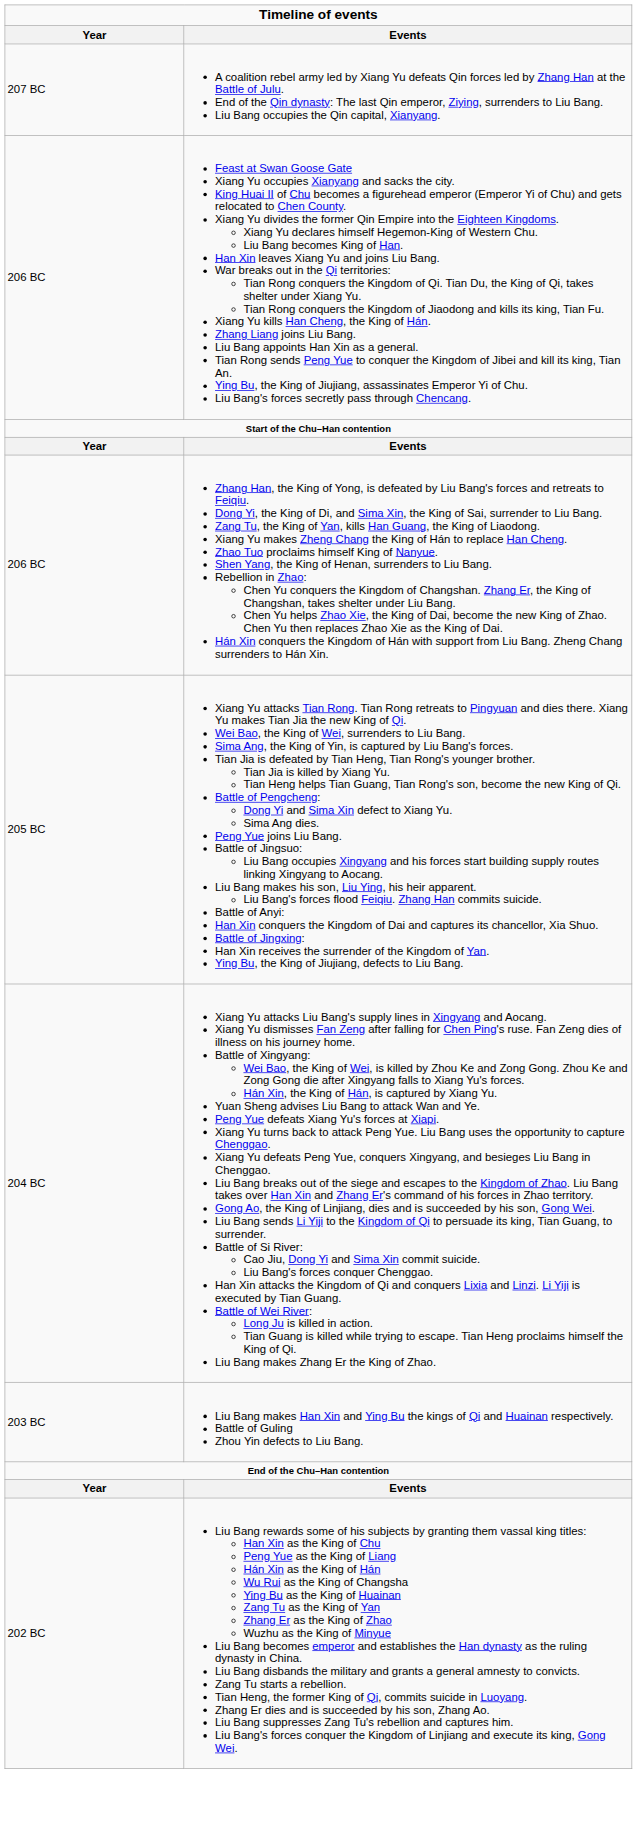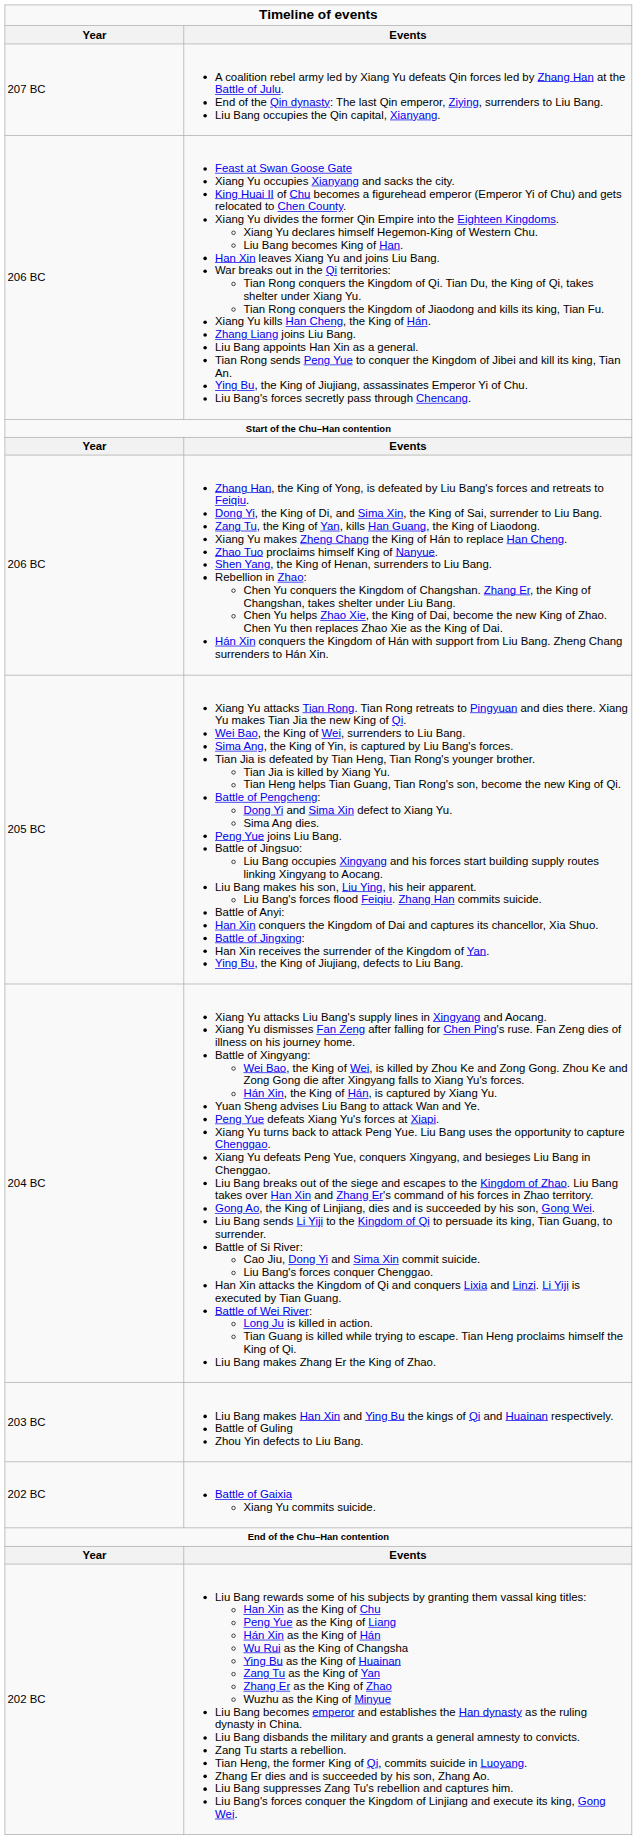+ row: (408, 1501)
